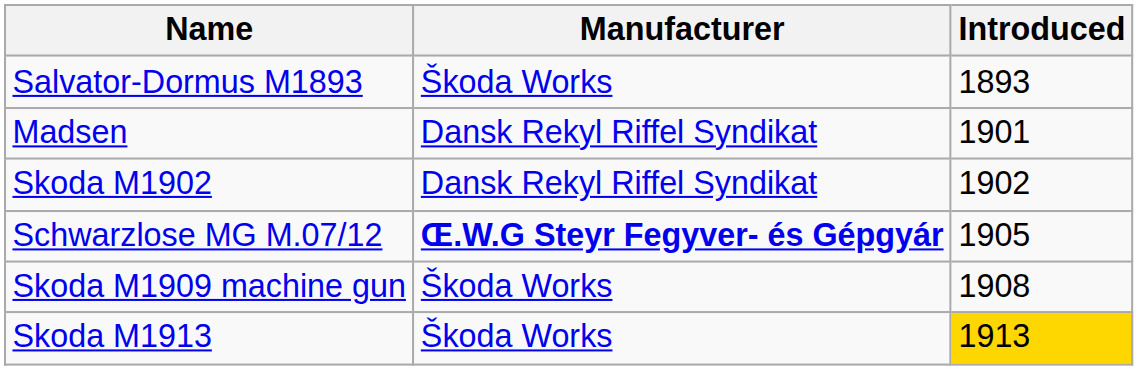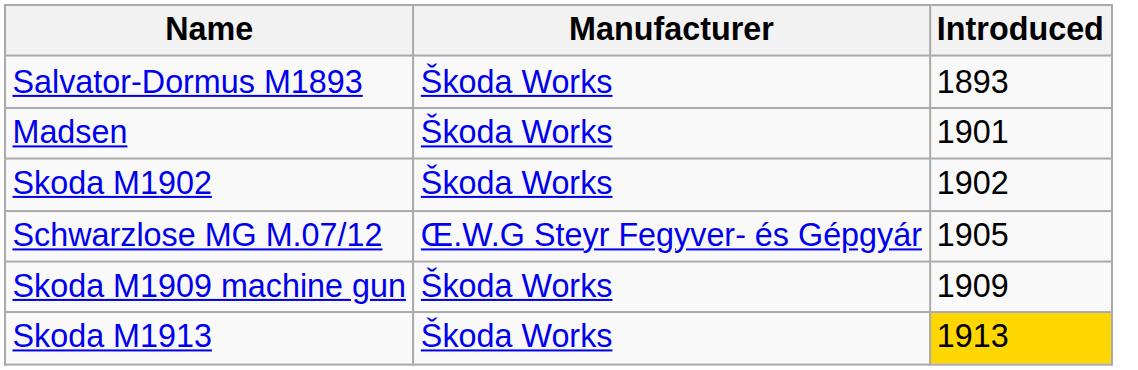(619, 132) Dansk Rekyl Riffel Syndikat -> (517, 132) Škoda Works
(619, 183) Dansk Rekyl Riffel Syndikat -> (517, 183) Škoda Works
(682, 235) bold -> (671, 235) normal
(994, 286) 1908 -> (973, 286) 1909
